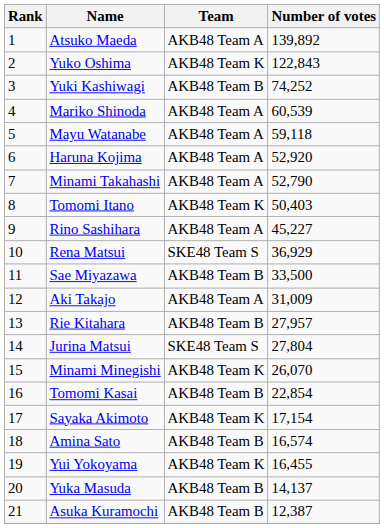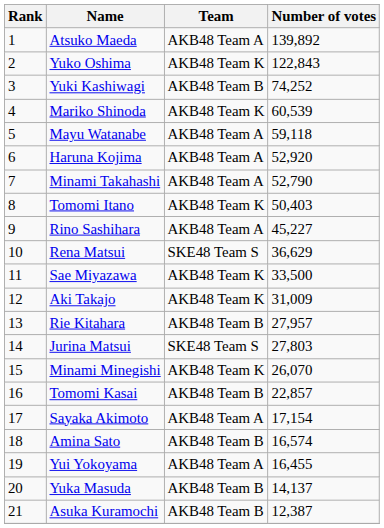(216, 110) AKB48 Team A -> (216, 110) AKB48 Team K
(292, 252) 36,929 -> (292, 252) 36,629
(216, 275) AKB48 Team B -> (216, 275) AKB48 Team K
(216, 299) AKB48 Team A -> (216, 299) AKB48 Team K
(292, 346) 27,804 -> (292, 346) 27,803
(292, 393) 22,854 -> (292, 393) 22,857
(216, 417) AKB48 Team K -> (216, 417) AKB48 Team A
(216, 464) AKB48 Team K -> (216, 464) AKB48 Team A
